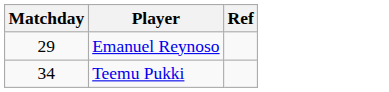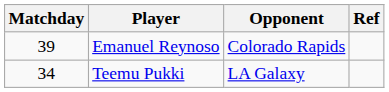+ column: (286, 18)
(46, 45) 29 -> (46, 45) 39
